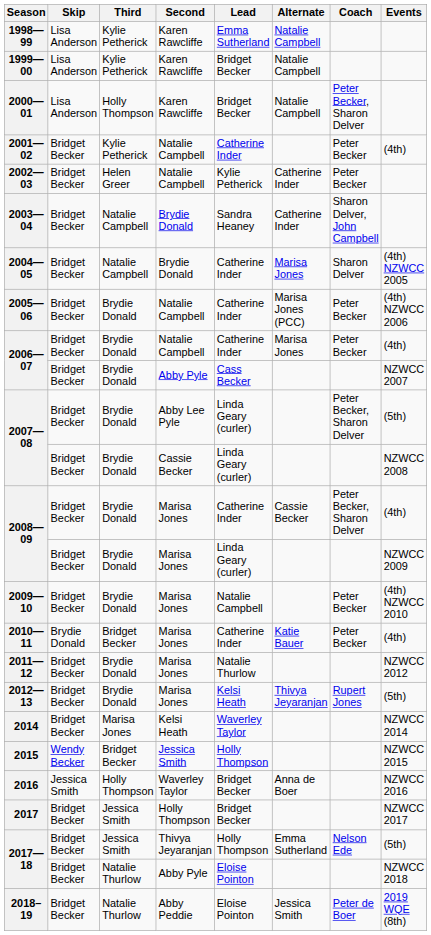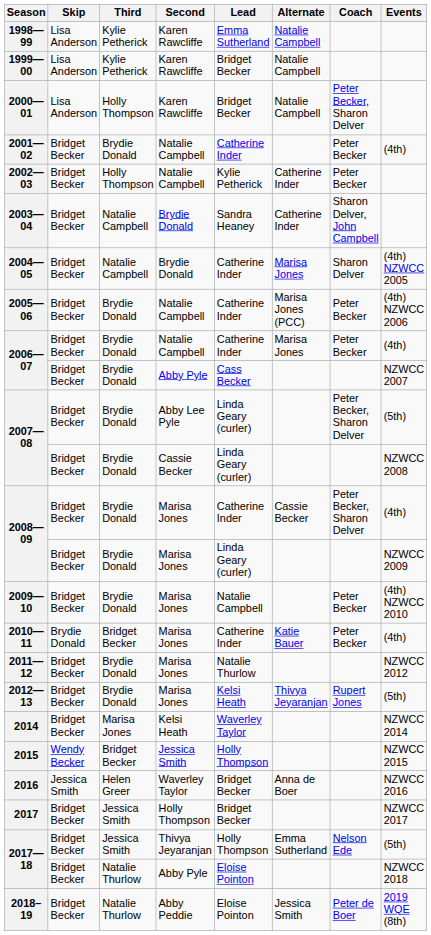(125, 149) Kylie Petherick -> (119, 149) Brydie Donald
(116, 178) Helen Greer -> (128, 178) Holly Thompson
(128, 785) Holly Thompson -> (116, 785) Helen Greer
